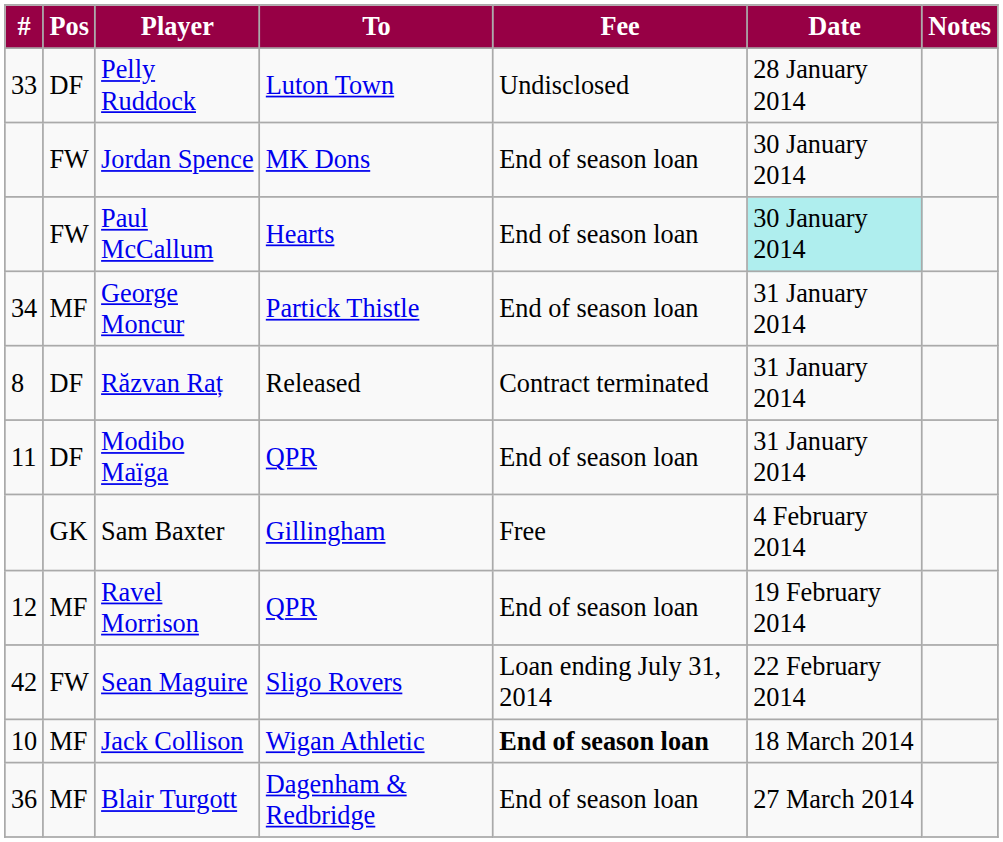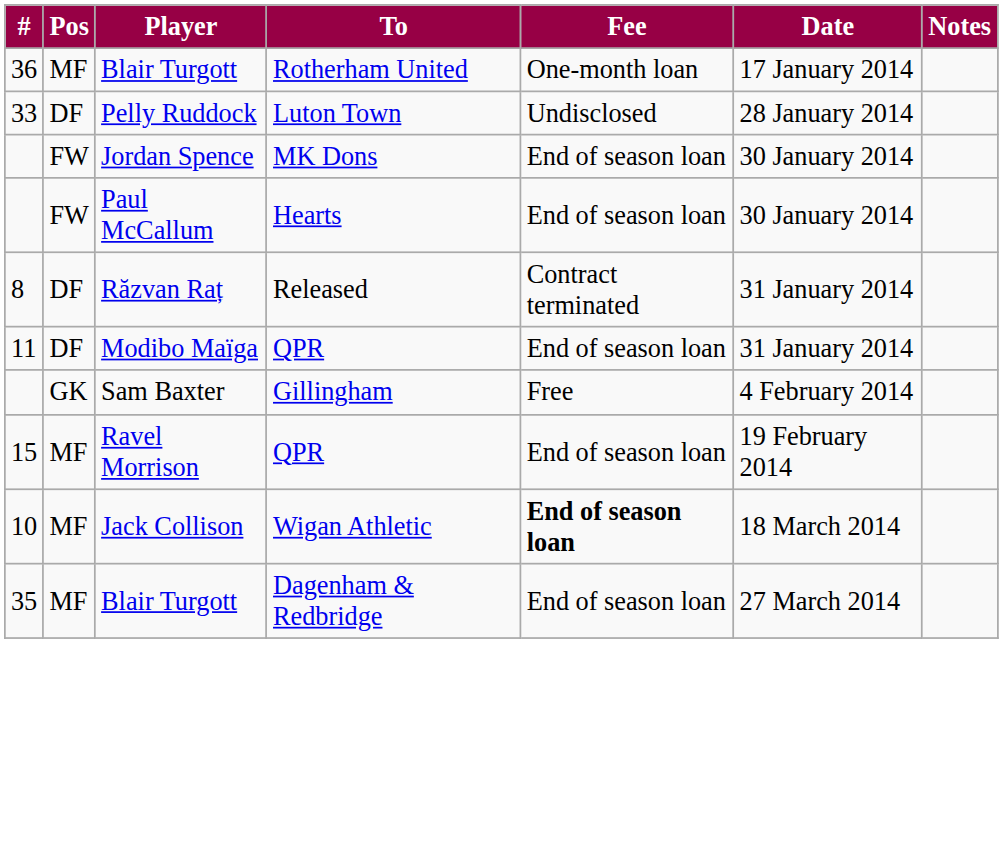+ row: (169, 69)
(810, 234) paleturquoise background -> (826, 215) no background
- row: (143, 308)
(24, 606) 12 -> (24, 451) 15
- row: (174, 681)
(24, 799) 36 -> (24, 600) 35
